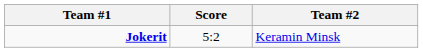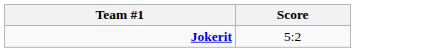- column: (335, 15)
